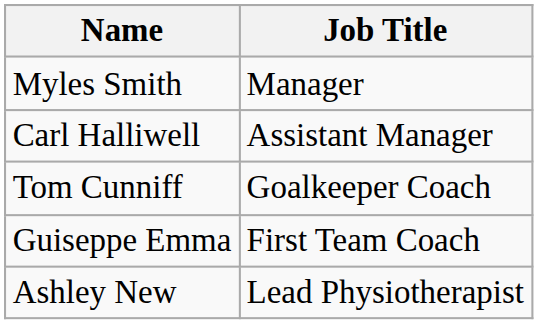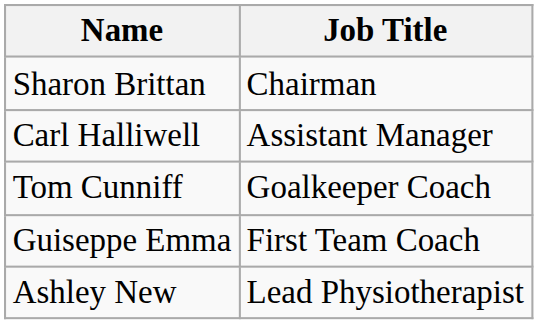+ row: (109, 82)
- row: (97, 82)
